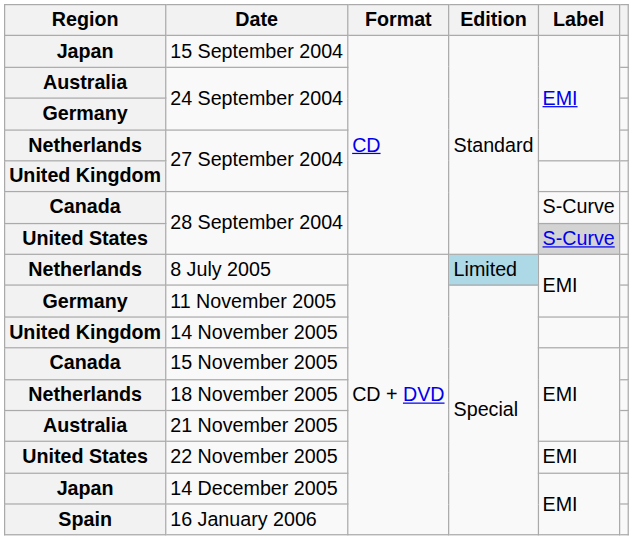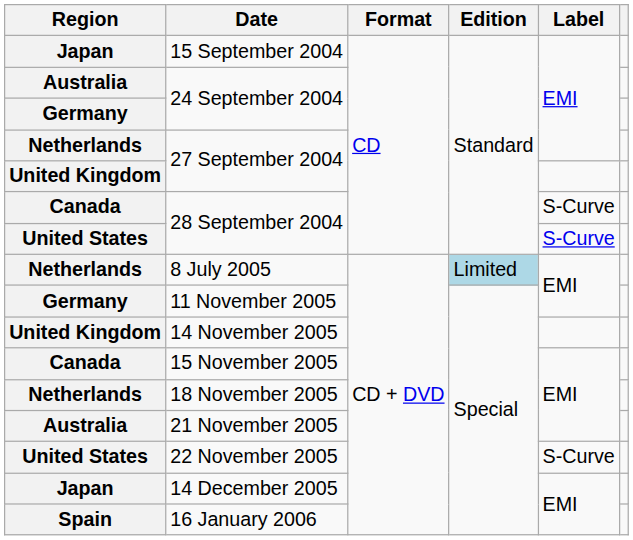(579, 238) lightgrey background -> (579, 238) no background
(560, 457) EMI -> (579, 457) S-Curve
